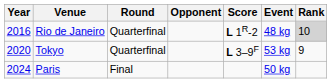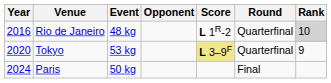columns swapped: (279, 13) <-> (138, 13)
(243, 51) no background -> (216, 51) khaki background
